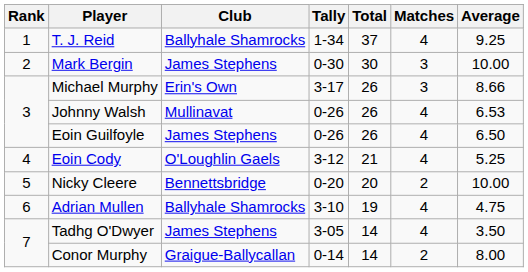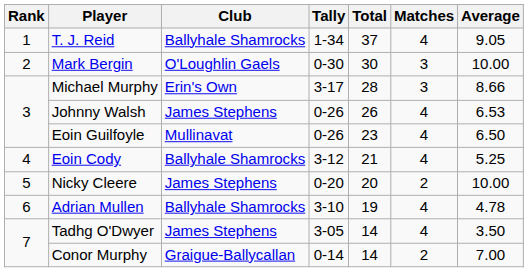(490, 40) 9.25 -> (490, 40) 9.05
(221, 64) James Stephens -> (222, 64) O'Loughlin Gaels
(370, 87) 26 -> (370, 87) 28
(199, 111) Mullinavat -> (221, 111) James Stephens
(221, 135) James Stephens -> (199, 135) Mullinavat
(370, 135) 26 -> (370, 135) 23
(222, 159) O'Loughlin Gaels -> (235, 159) Ballyhale Shamrocks
(215, 183) Bennettsbridge -> (221, 183) James Stephens
(490, 207) 4.75 -> (490, 207) 4.78
(490, 254) 8.00 -> (490, 254) 7.00
